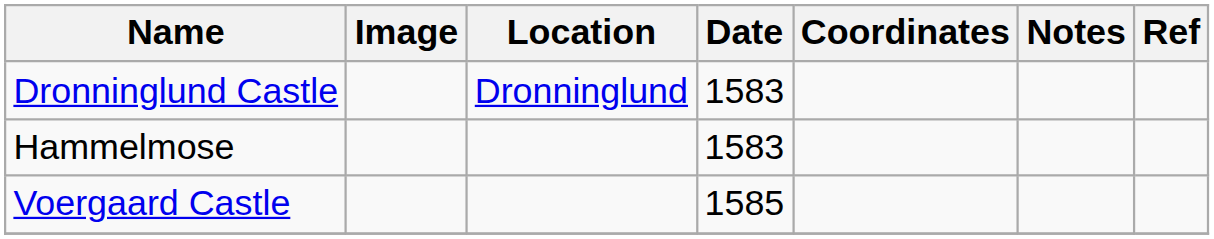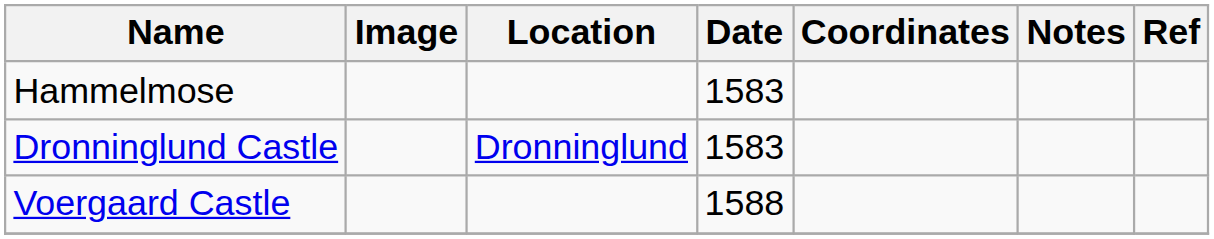rows swapped: (176, 89) <-> (124, 146)
(744, 203) 1585 -> (744, 203) 1588
